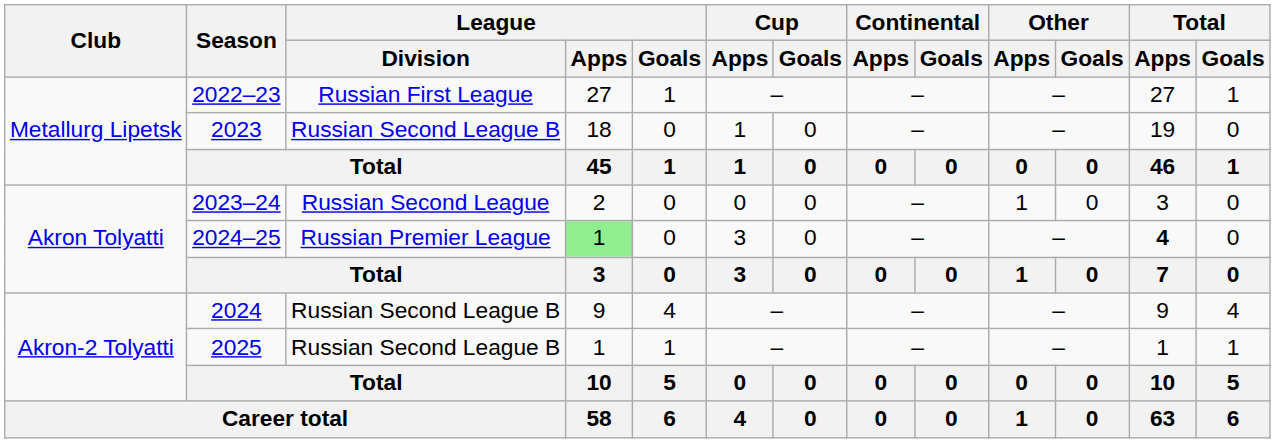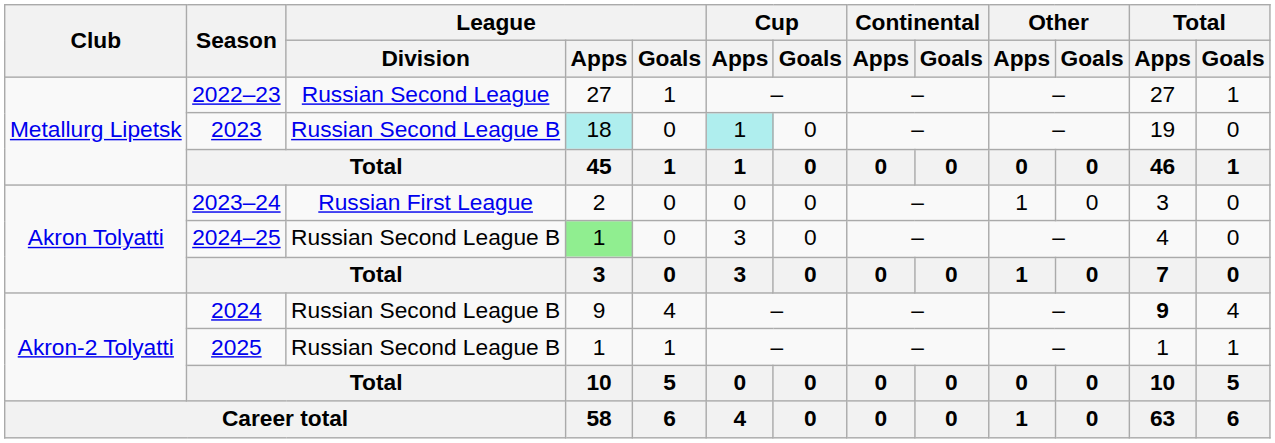(426, 94) Russian First League -> (426, 94) Russian Second League
(599, 130) no background -> (599, 130) paleturquoise background
(740, 130) no background -> (740, 130) paleturquoise background
(426, 202) Russian Second League -> (426, 202) Russian First League
(426, 238) Russian Premier League -> (426, 238) Russian Second League B
(1163, 238) bold -> (1163, 238) normal
(1163, 310) normal -> (1163, 310) bold
